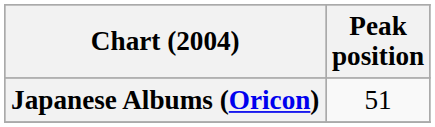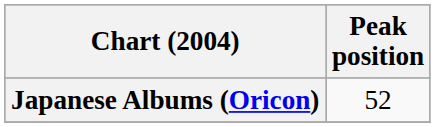(378, 99) 51 -> (378, 99) 52
